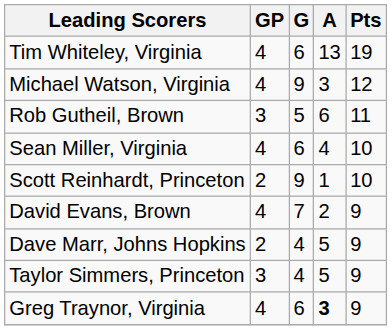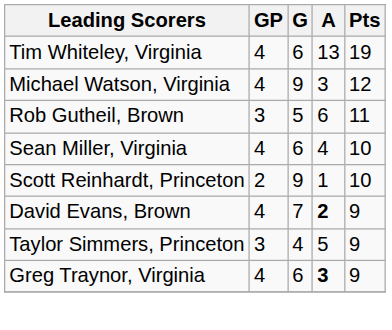(324, 212) normal -> (323, 212) bold
- row: (127, 244)
